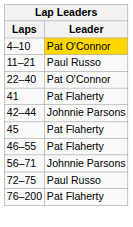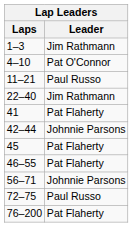+ row: (16, 46)
(79, 46) gold background -> (79, 63) no background
(79, 79) Pat O'Connor -> (81, 96) Jim Rathmann
